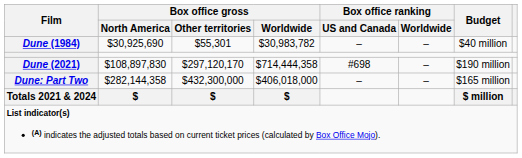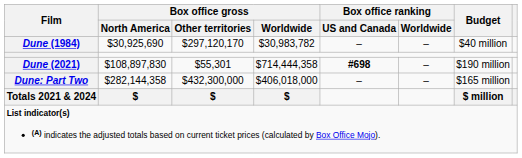(213, 44) $55,301 -> (213, 44) $297,120,170
(213, 65) $297,120,170 -> (213, 65) $55,301
(359, 65) normal -> (359, 65) bold
